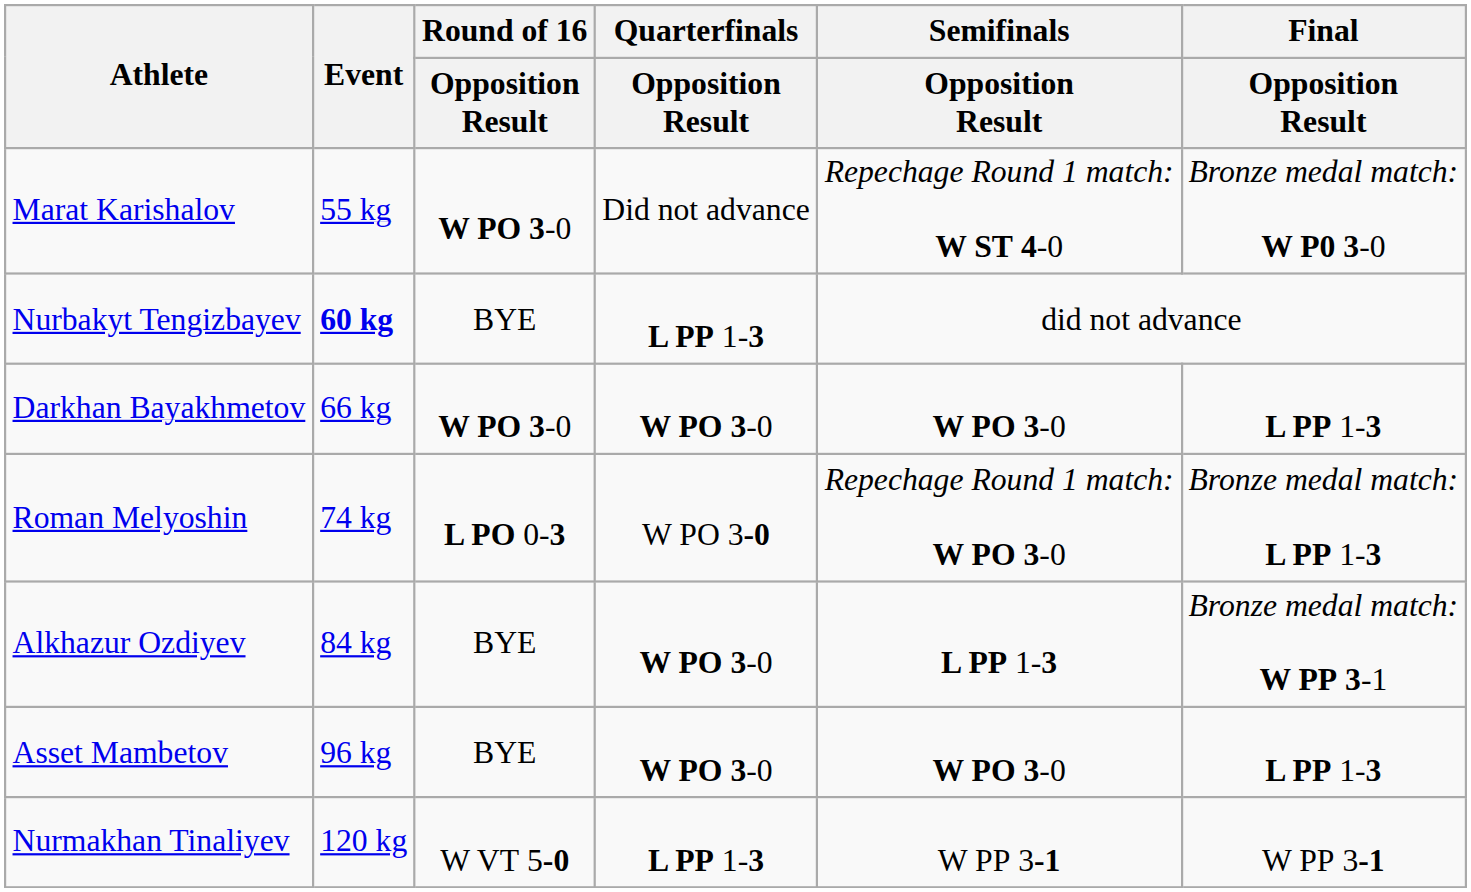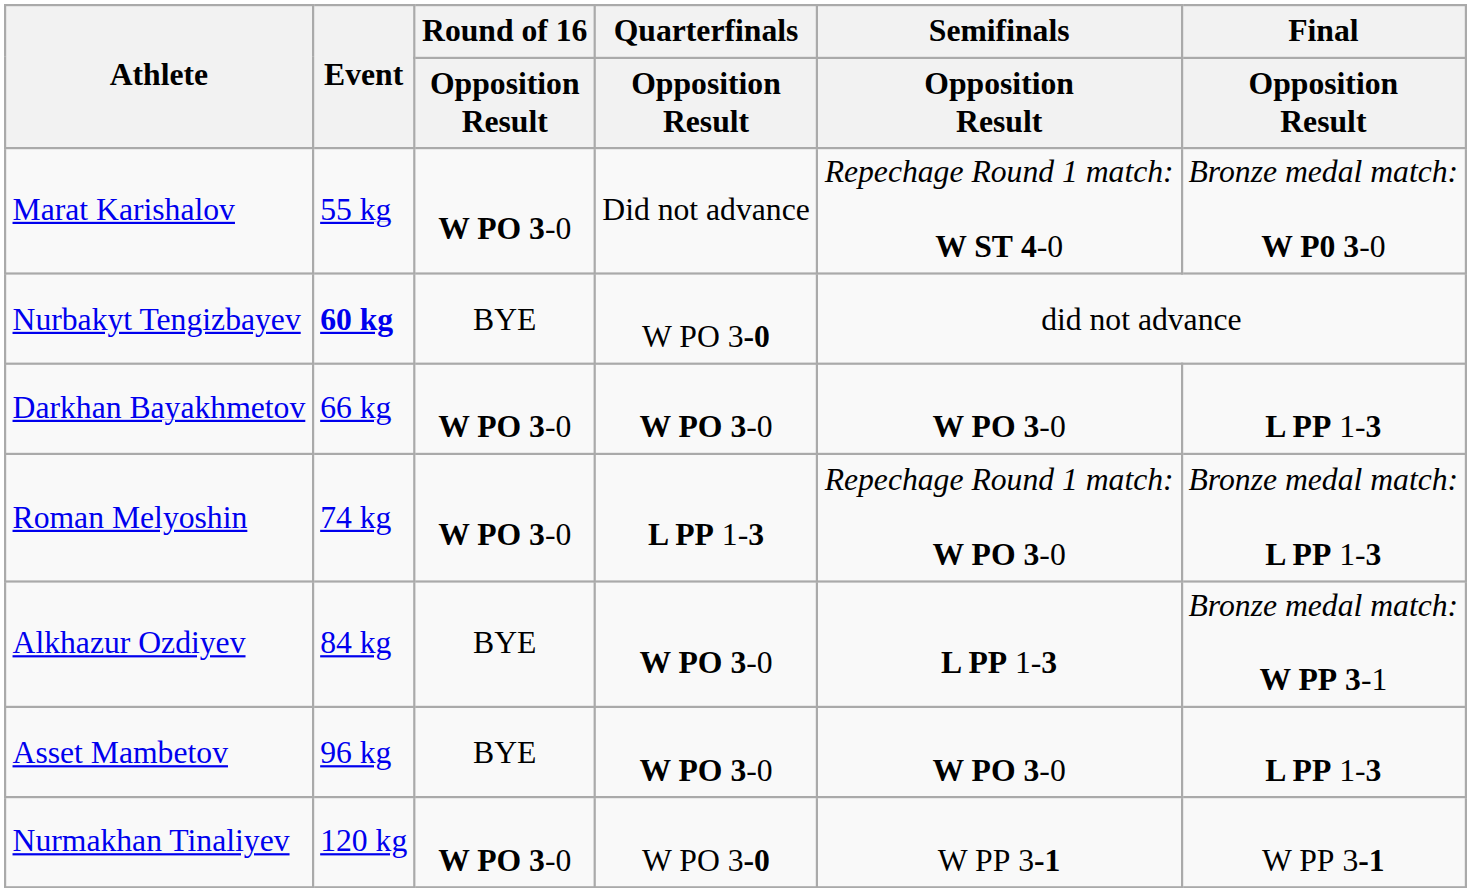(706, 337) L PP 1-3 -> (706, 337) W PO 3-0
(505, 535) L PO 0-3 -> (505, 535) W PO 3-0
(706, 535) W PO 3-0 -> (706, 535) L PP 1-3
(505, 860) W VT 5-0 -> (505, 860) W PO 3-0
(706, 860) L PP 1-3 -> (706, 860) W PO 3-0
